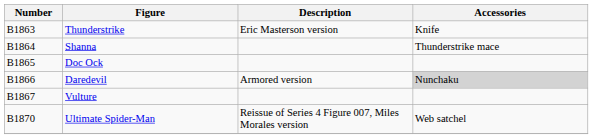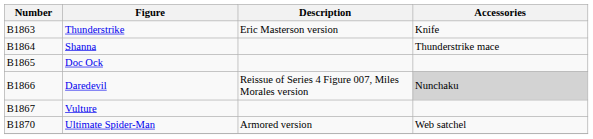(276, 79) Armored version -> (319, 85) Reissue of Series 4 Figure 007, Miles Morales version
(319, 119) Reissue of Series 4 Figure 007, Miles Morales version -> (276, 125) Armored version
